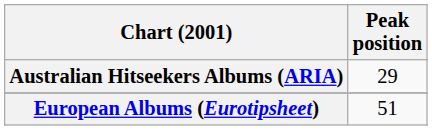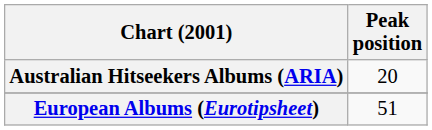(387, 76) 29 -> (387, 76) 20
